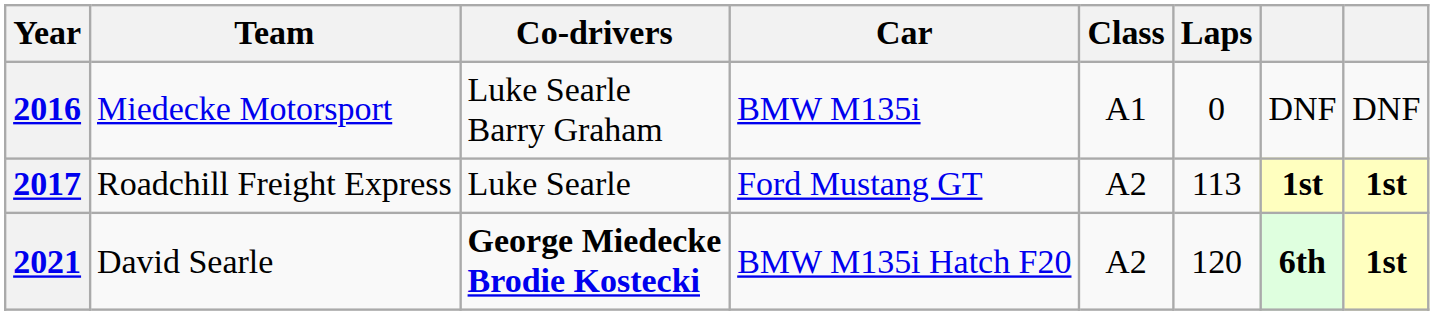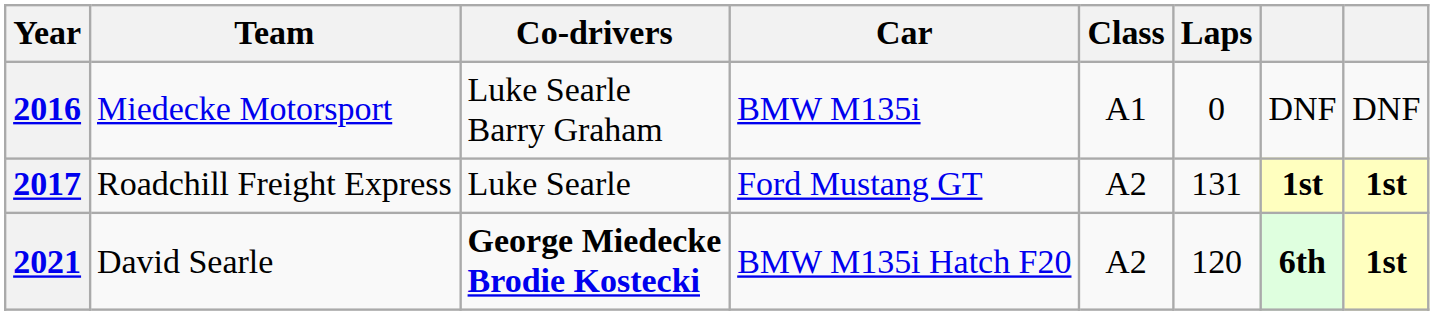(1217, 185) 113 -> (1217, 185) 131
